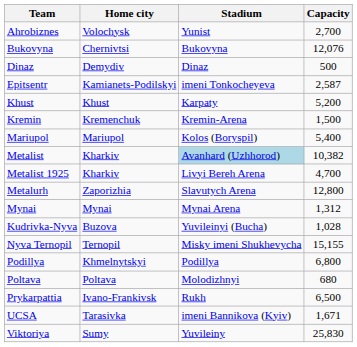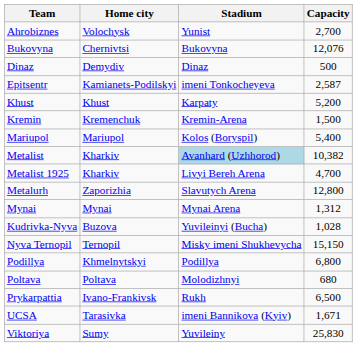(328, 244) 15,155 -> (328, 244) 15,150
